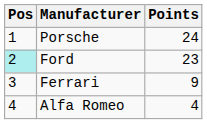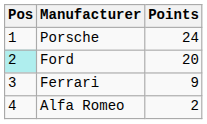(190, 62) 23 -> (190, 62) 20
(195, 107) 4 -> (195, 107) 2
